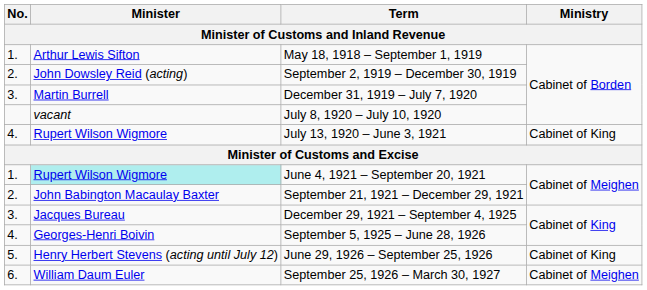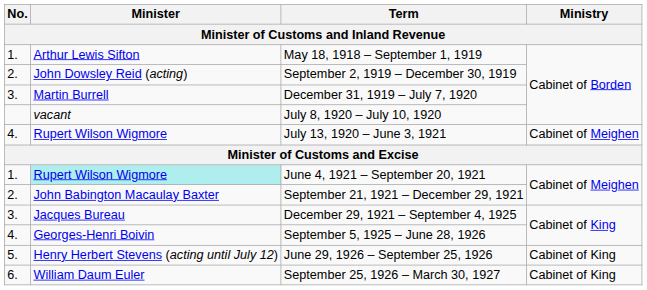(572, 134) Cabinet of King -> (584, 134) Cabinet of Meighen
(584, 275) Cabinet of Meighen -> (572, 275) Cabinet of King
